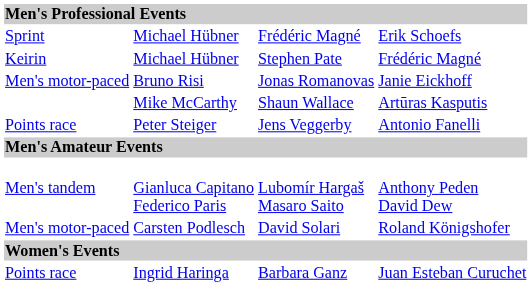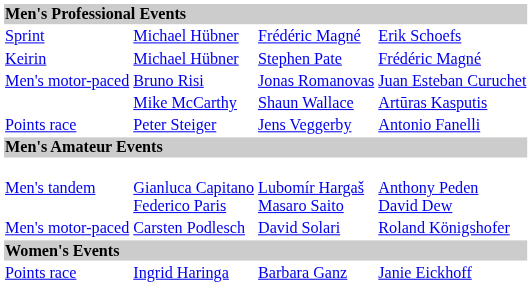(425, 80) Janie Eickhoff -> (452, 80) Juan Esteban Curuchet
(452, 272) Juan Esteban Curuchet -> (425, 272) Janie Eickhoff
